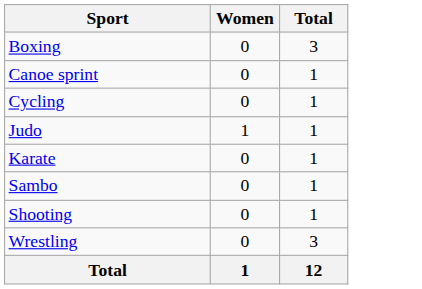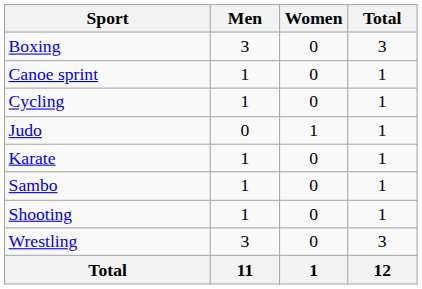+ column: (245, 18)
